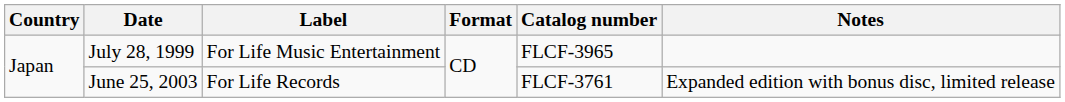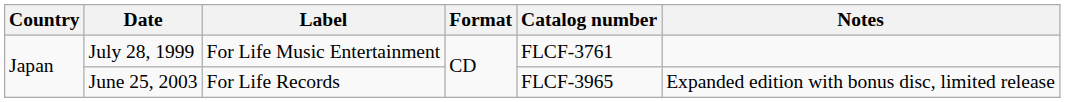(567, 50) FLCF-3965 -> (567, 50) FLCF-3761
(567, 81) FLCF-3761 -> (567, 81) FLCF-3965
